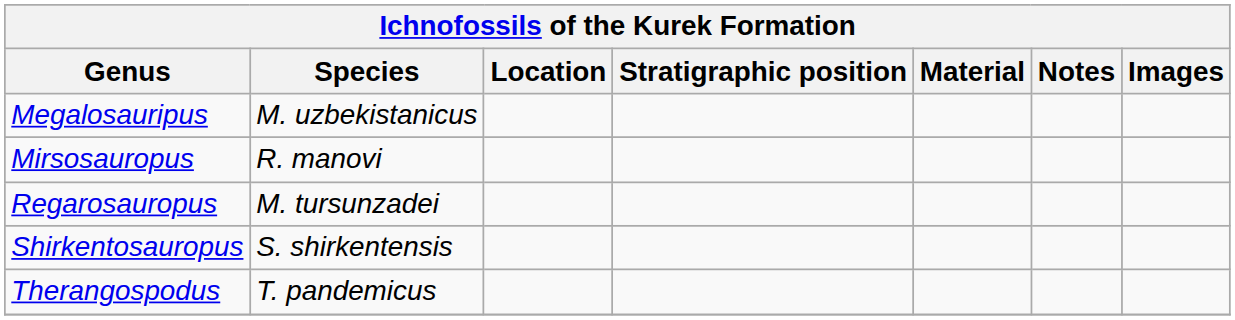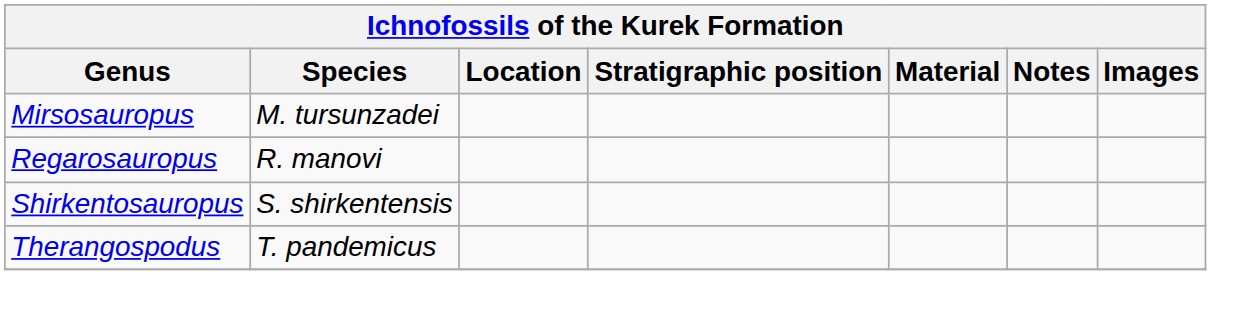- row: (110, 114)
(319, 159) R. manovi -> (348, 114) M. tursunzadei
(348, 203) M. tursunzadei -> (319, 159) R. manovi
